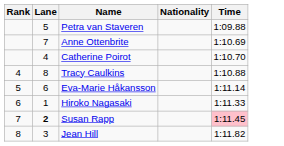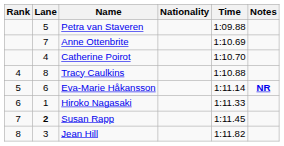+ column: (263, 12)
(230, 118) pink background -> (230, 118) no background
